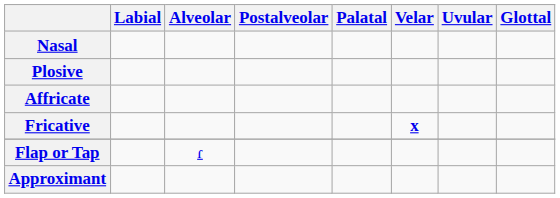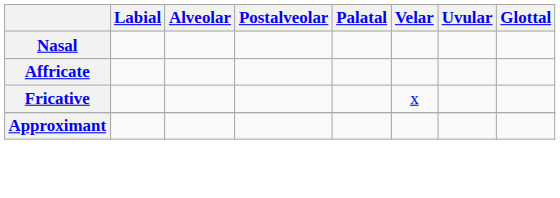- row: (57, 71)
(414, 125) bold -> (414, 98) normal
- row: (57, 152)
